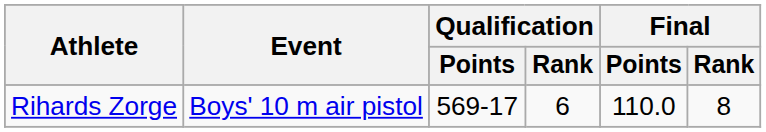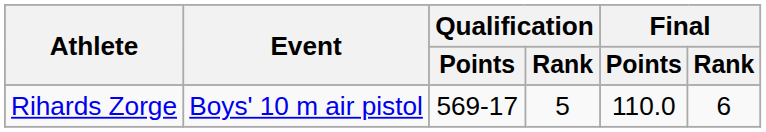(563, 106) 6 -> (563, 106) 5
(724, 106) 8 -> (724, 106) 6
